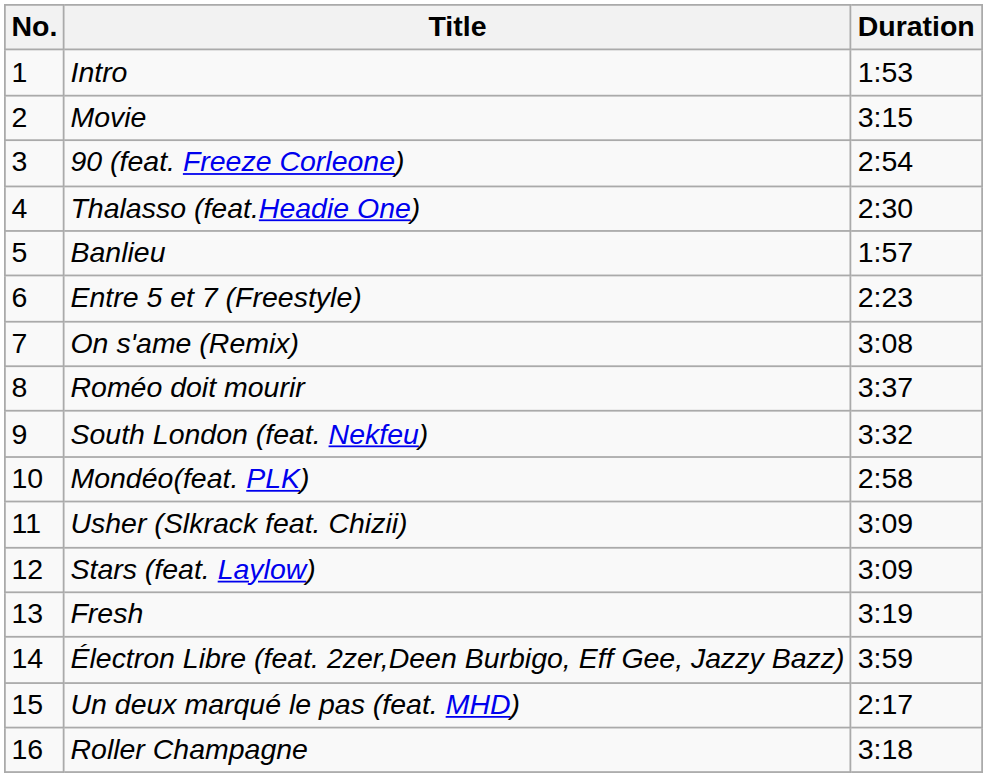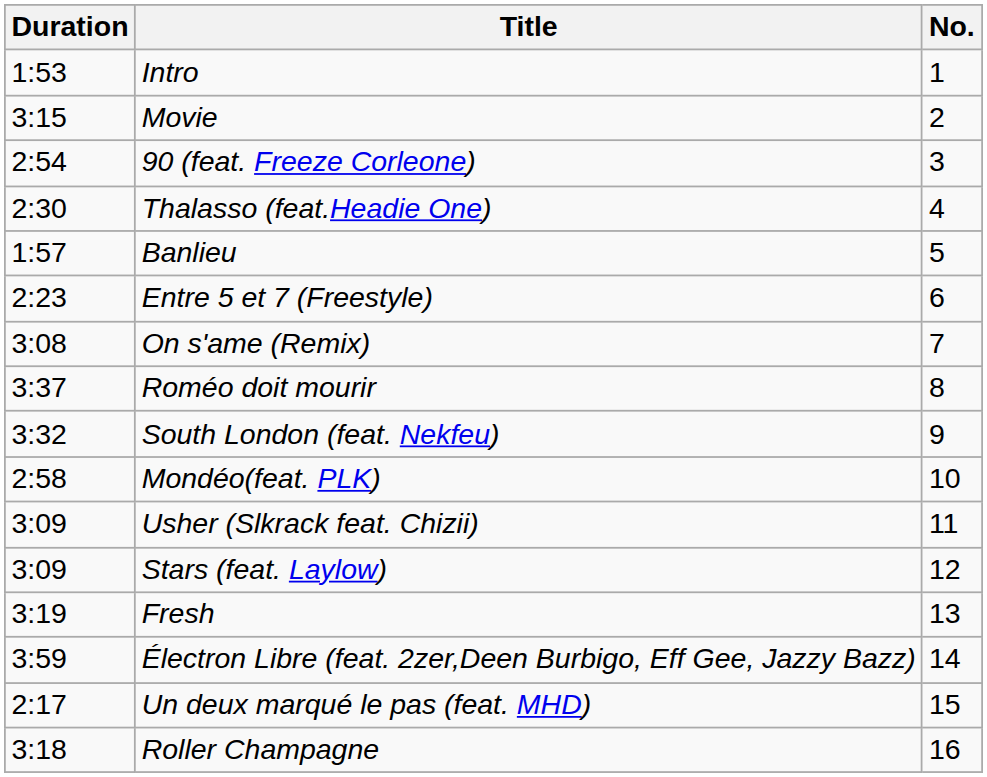columns swapped: (34, 27) <-> (916, 27)
